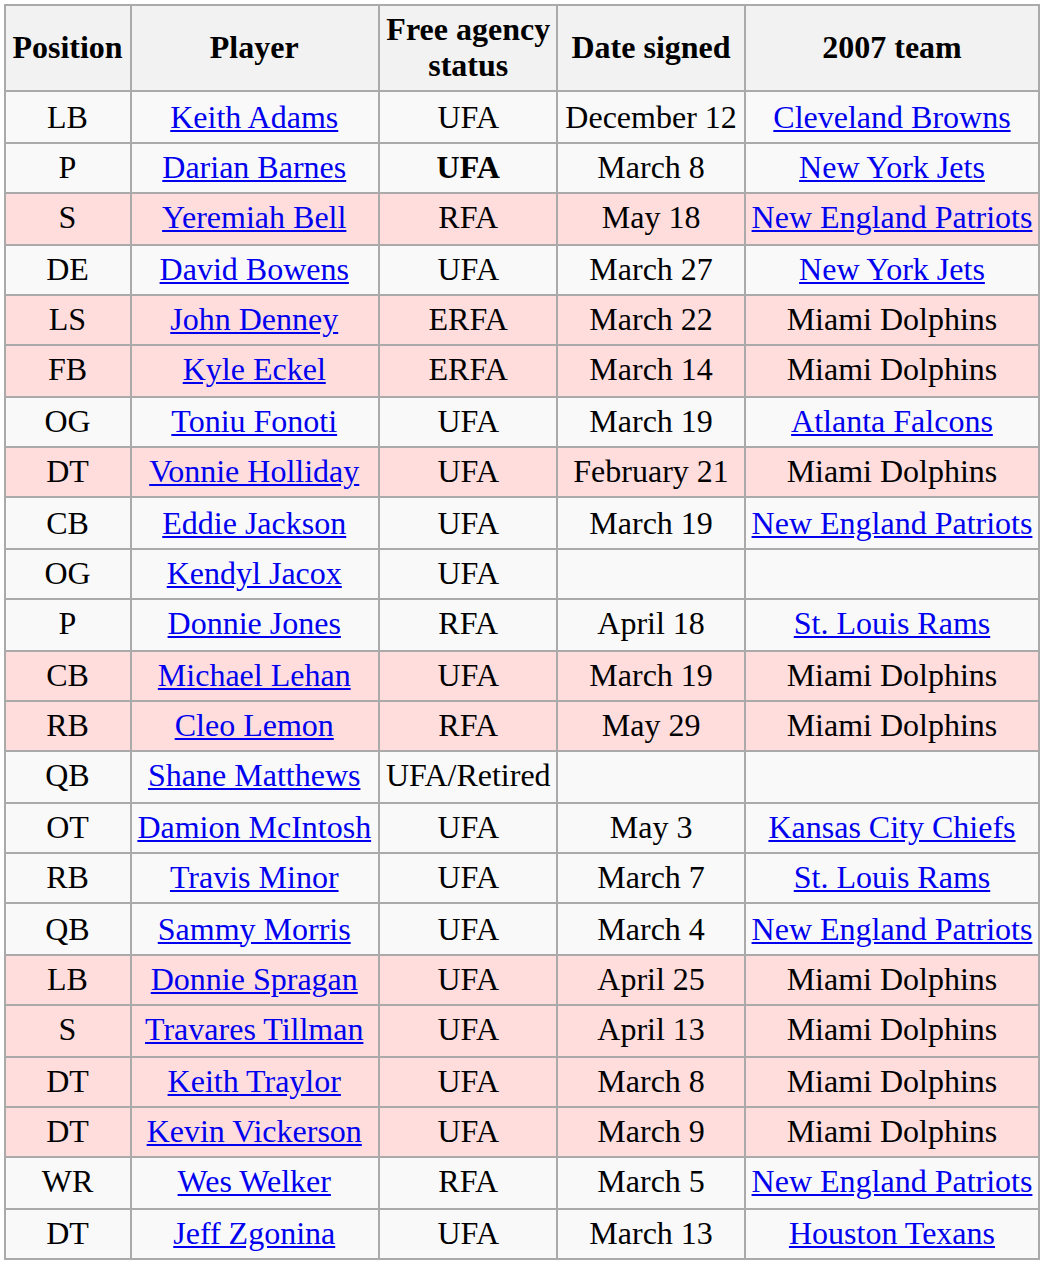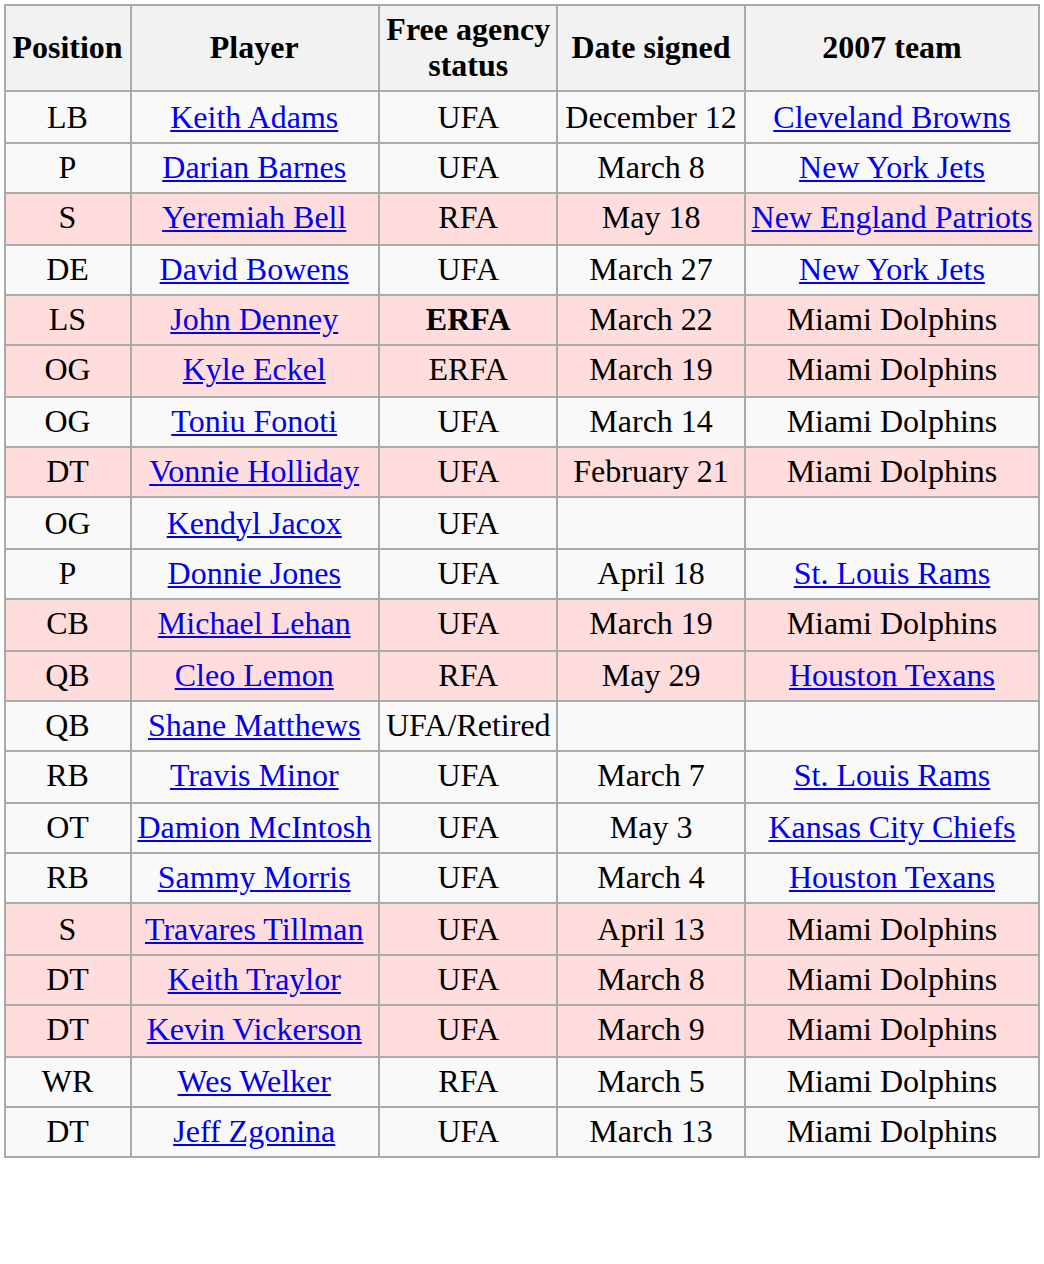(468, 167) bold -> (468, 167) normal
(468, 319) normal -> (468, 319) bold
(67, 370) FB -> (67, 370) OG
(651, 370) March 14 -> (651, 370) March 19
(651, 421) March 19 -> (651, 421) March 14
(892, 421) Atlanta Falcons -> (892, 421) Miami Dolphins
- row: (254, 522)
(468, 624) RFA -> (468, 573) UFA
(68, 725) RB -> (67, 674) QB
(892, 725) Miami Dolphins -> (892, 674) Houston Texans
rows swapped: (254, 827) <-> (254, 877)
(67, 928) QB -> (68, 877) RB
(892, 928) New England Patriots -> (892, 877) Houston Texans
- row: (254, 979)
(892, 1182) New England Patriots -> (892, 1080) Miami Dolphins
(892, 1233) Houston Texans -> (892, 1131) Miami Dolphins
